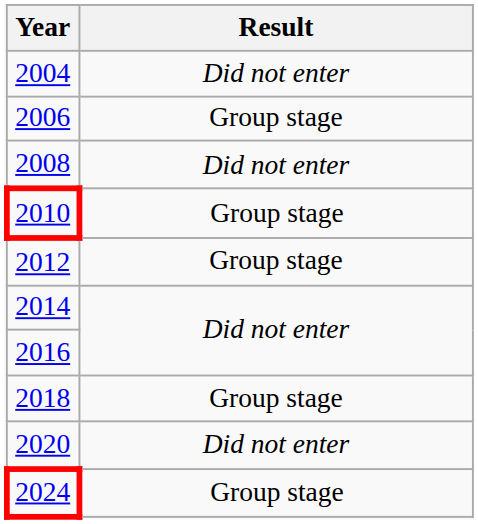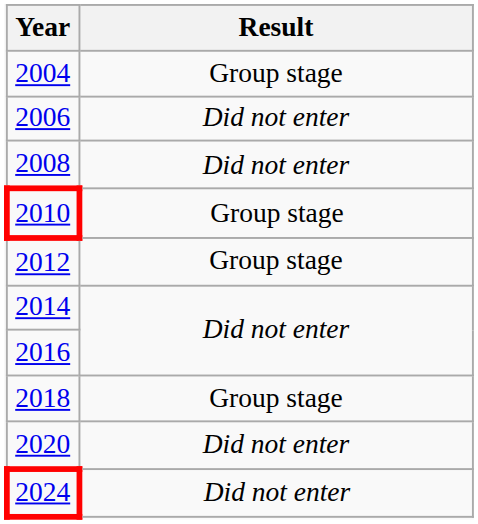(276, 72) Did not enter -> (276, 72) Group stage
(276, 118) Group stage -> (276, 118) Did not enter
(277, 492) Group stage -> (277, 492) Did not enter
